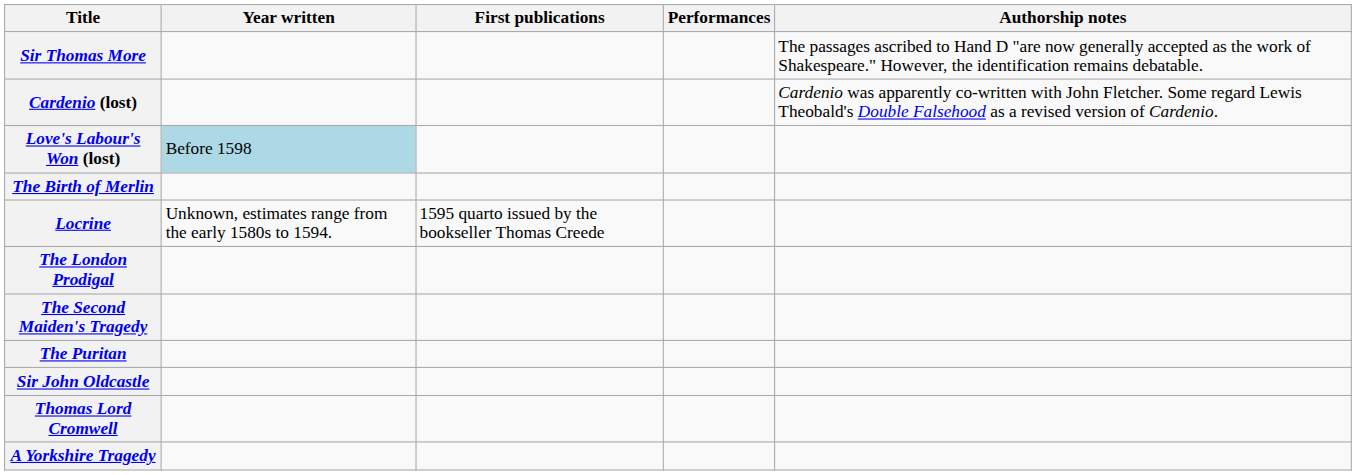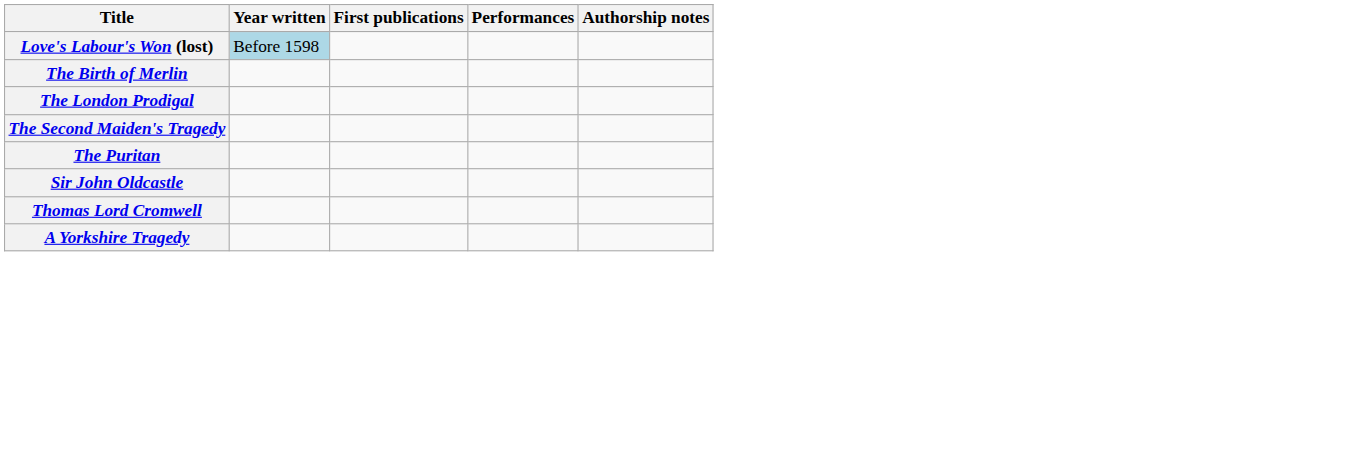- row: (83, 55)
- row: (83, 102)
- row: (83, 223)
